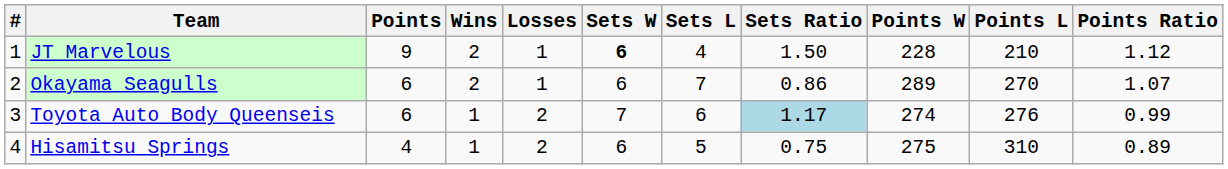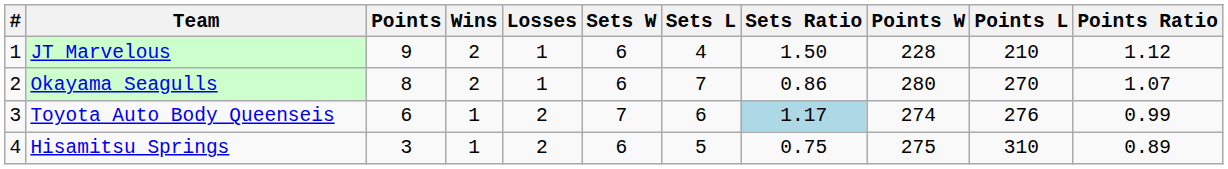(621, 52) bold -> (621, 52) normal
(406, 84) 6 -> (406, 84) 8
(918, 84) 289 -> (918, 84) 280
(406, 148) 4 -> (406, 148) 3
